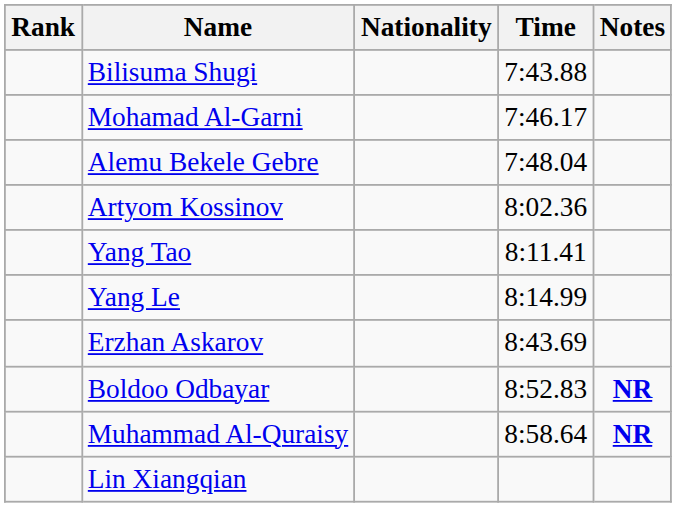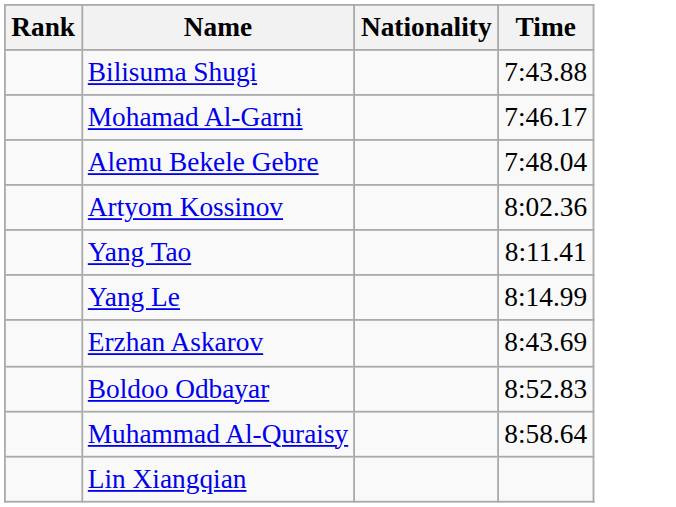- column: (632, 27)
